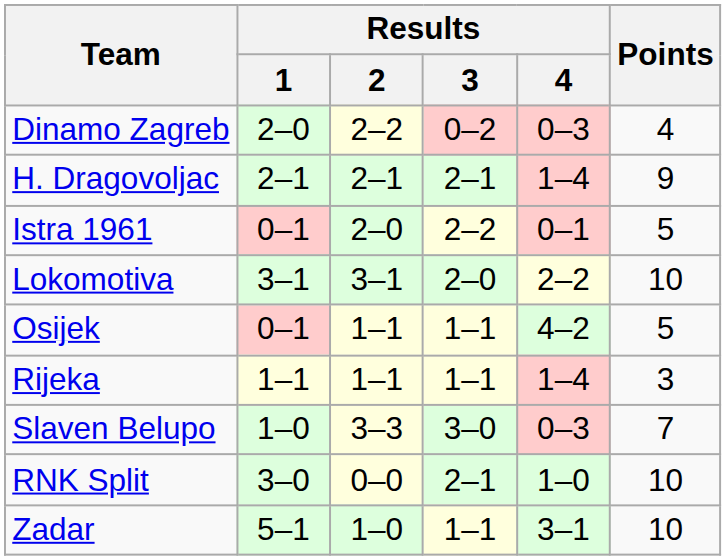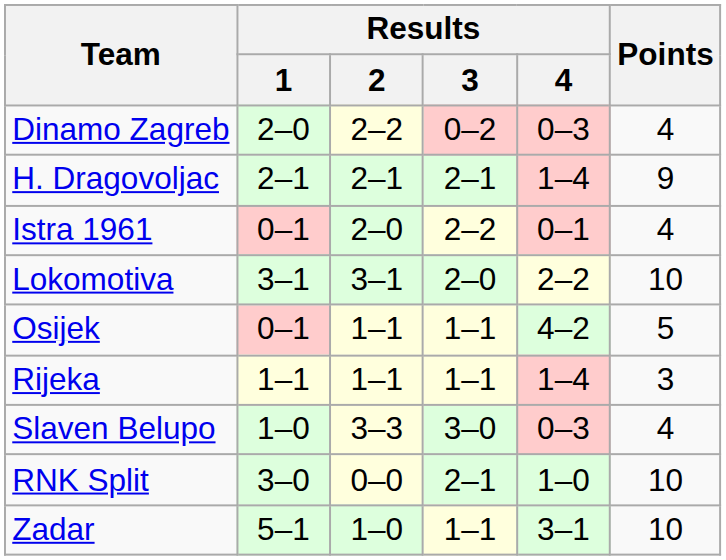(665, 229) 5 -> (665, 229) 4
(665, 429) 7 -> (665, 429) 4
